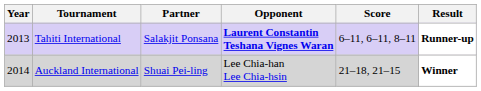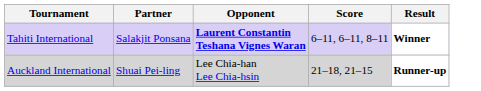- column: (18, 14)
(448, 39) Runner-up -> (412, 39) Winner
(440, 71) Winner -> (420, 71) Runner-up
